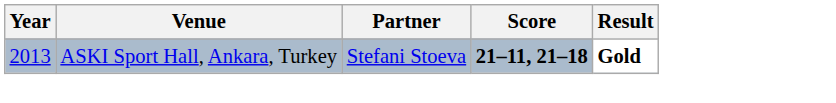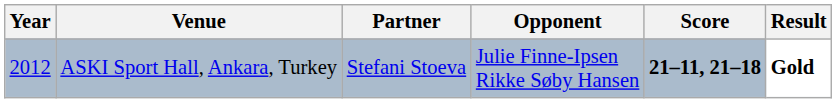+ column: (558, 21)
(30, 55) 2013 -> (30, 67) 2012
